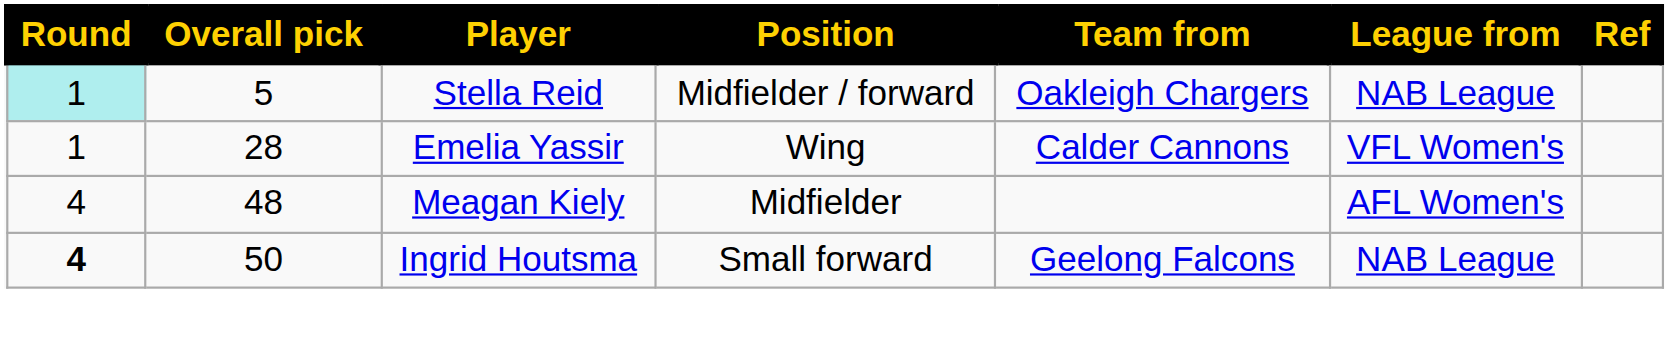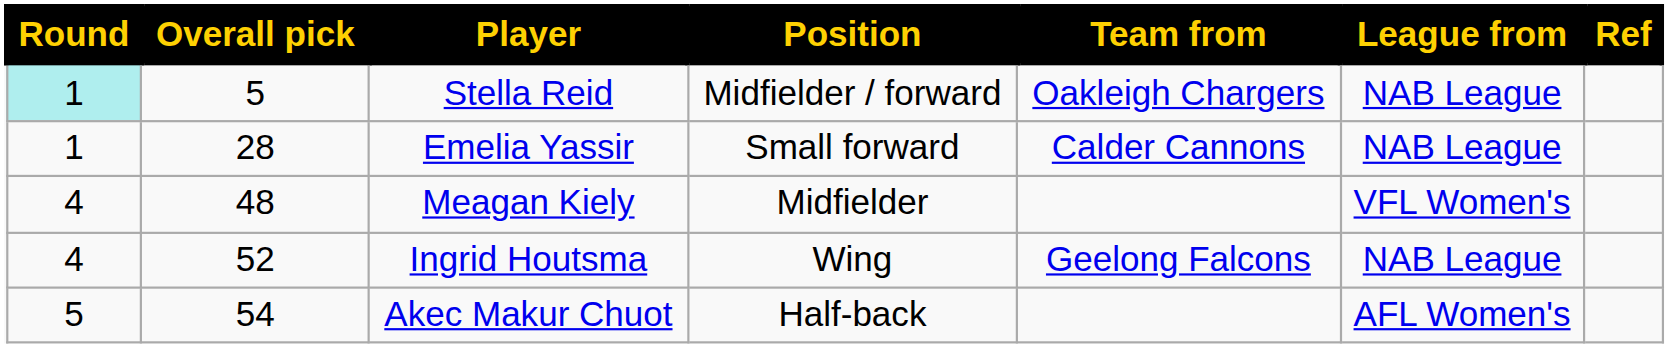(826, 147) Wing -> (852, 147) Small forward
(1455, 147) VFL Women's -> (1462, 147) NAB League
(1455, 203) AFL Women's -> (1462, 203) VFL Women's
(76, 258) bold -> (74, 258) normal
(264, 258) 50 -> (255, 258) 52
(826, 258) Small forward -> (852, 258) Wing
+ row: (528, 314)
